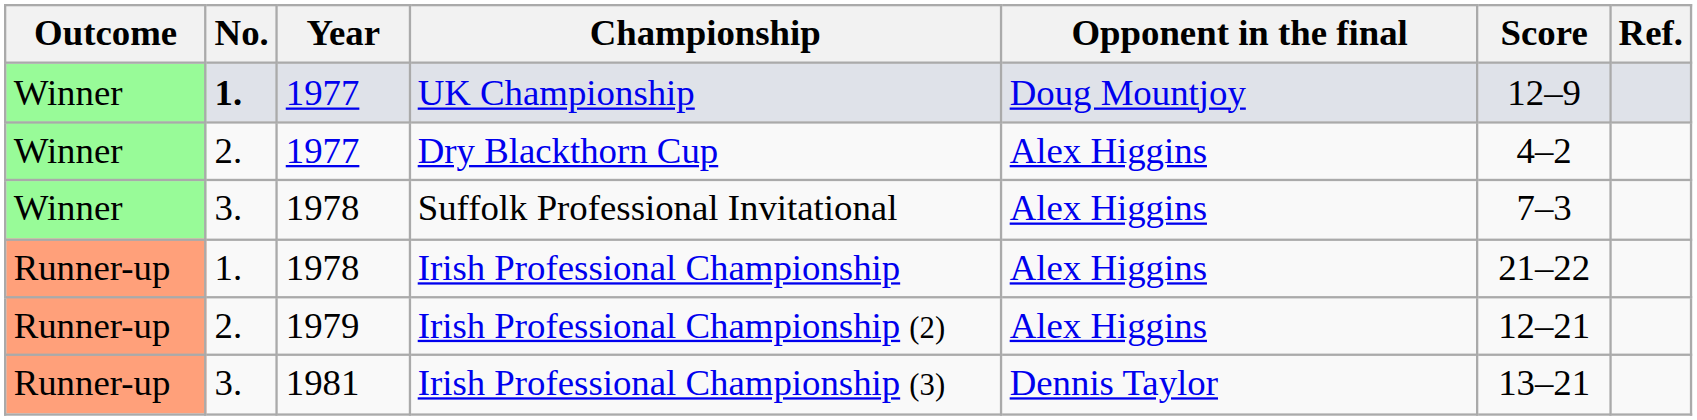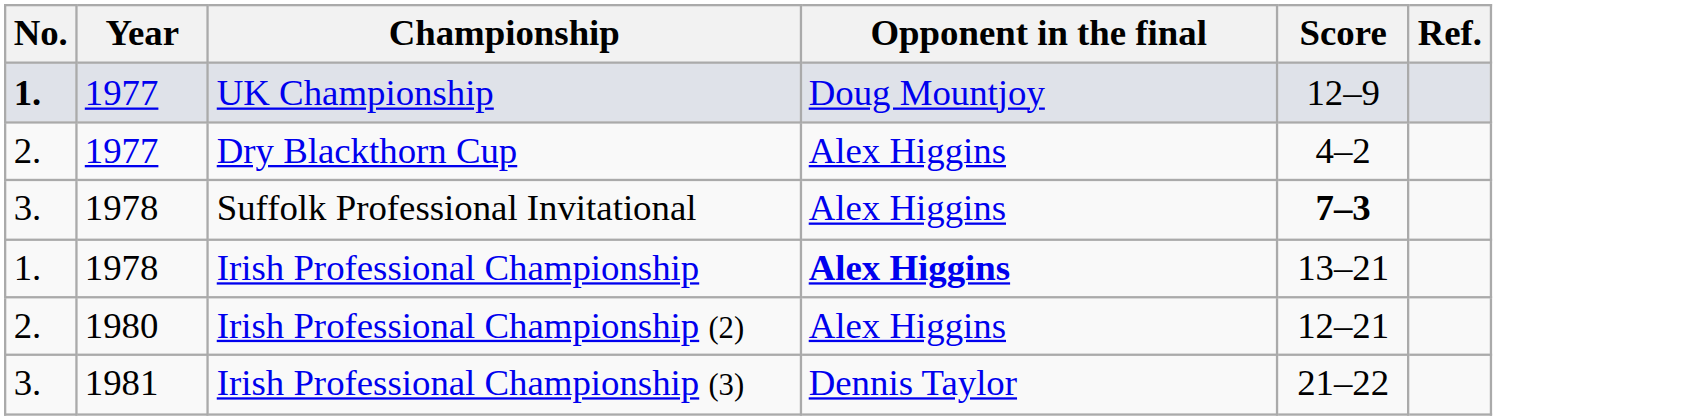- column: (106, 33)
(1544, 208) normal -> (1343, 208) bold
(1108, 267) normal -> (909, 267) bold
(1544, 267) 21–22 -> (1343, 267) 13–21
(323, 325) 1979 -> (122, 325) 1980
(1544, 383) 13–21 -> (1343, 383) 21–22
